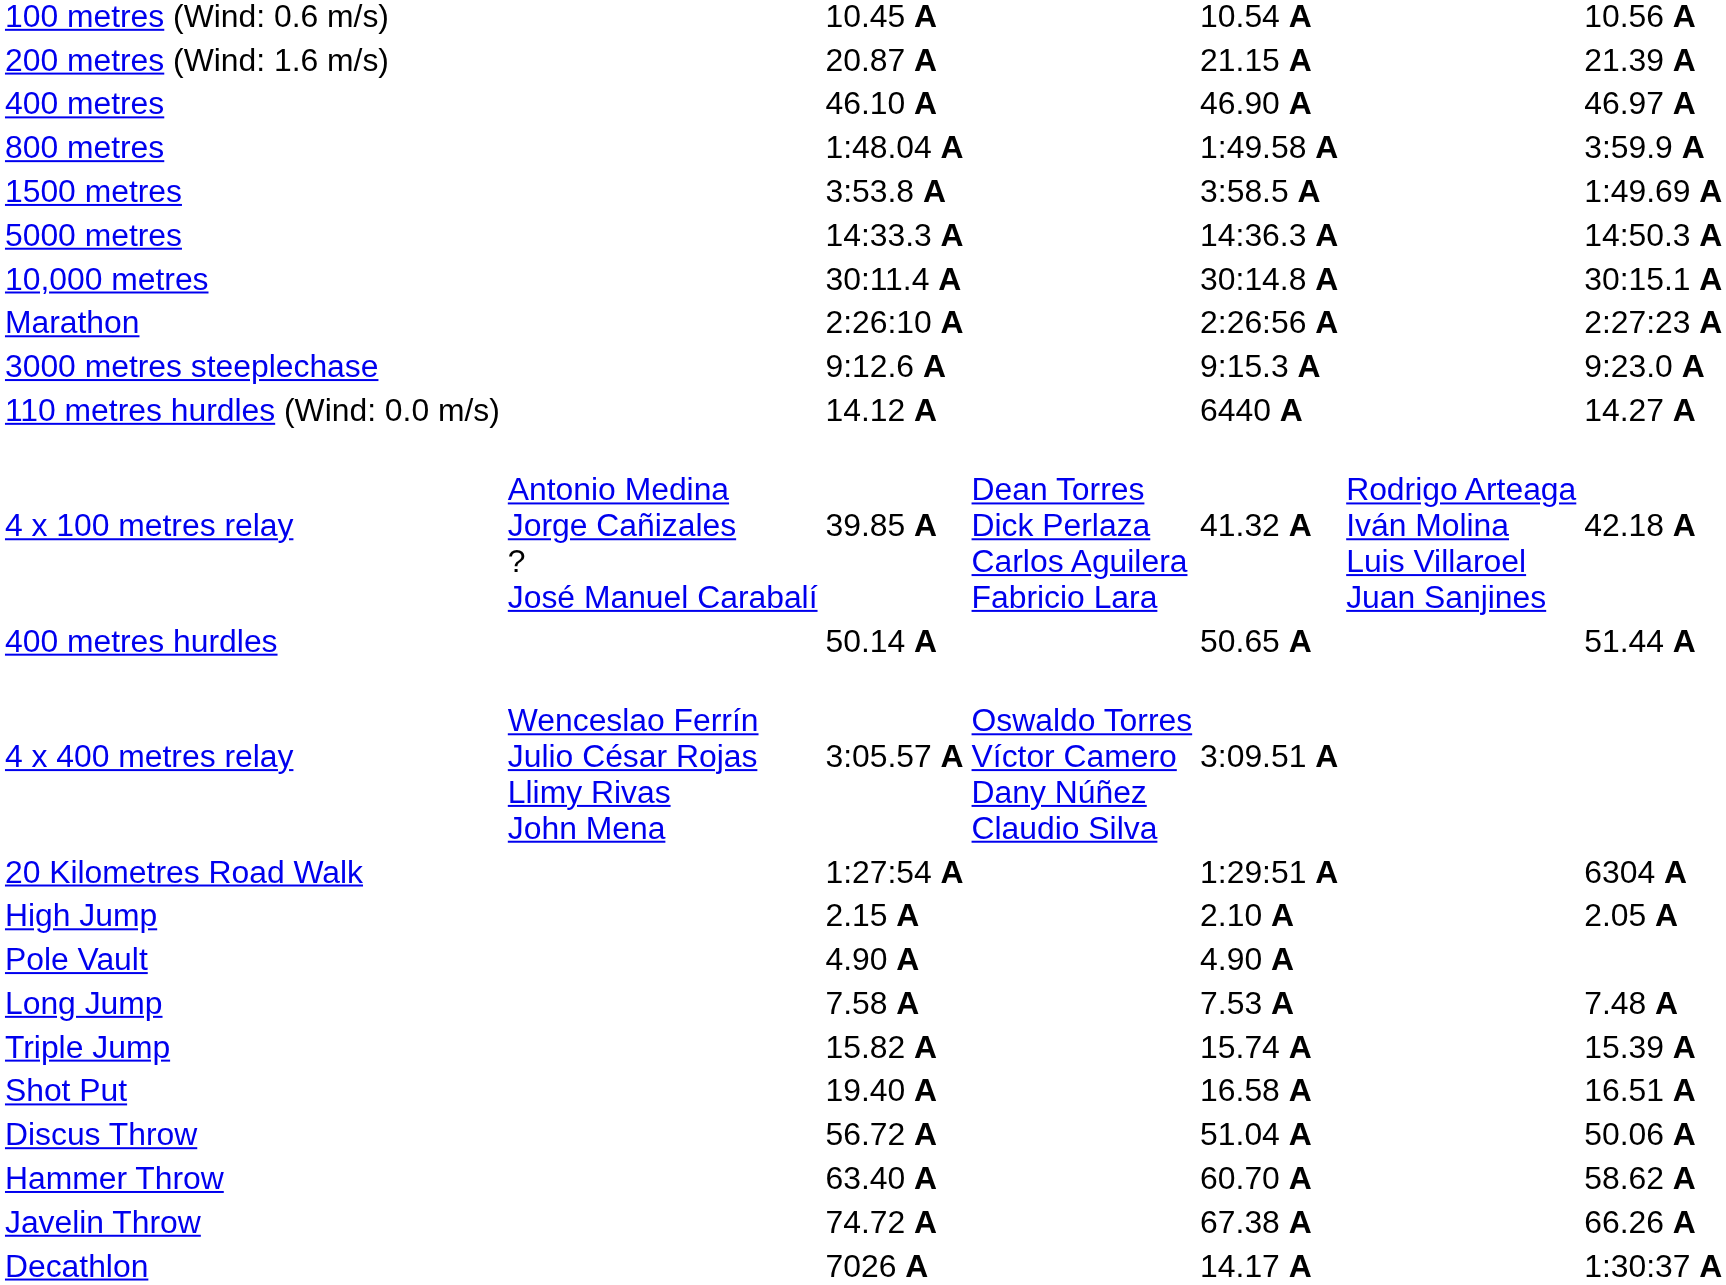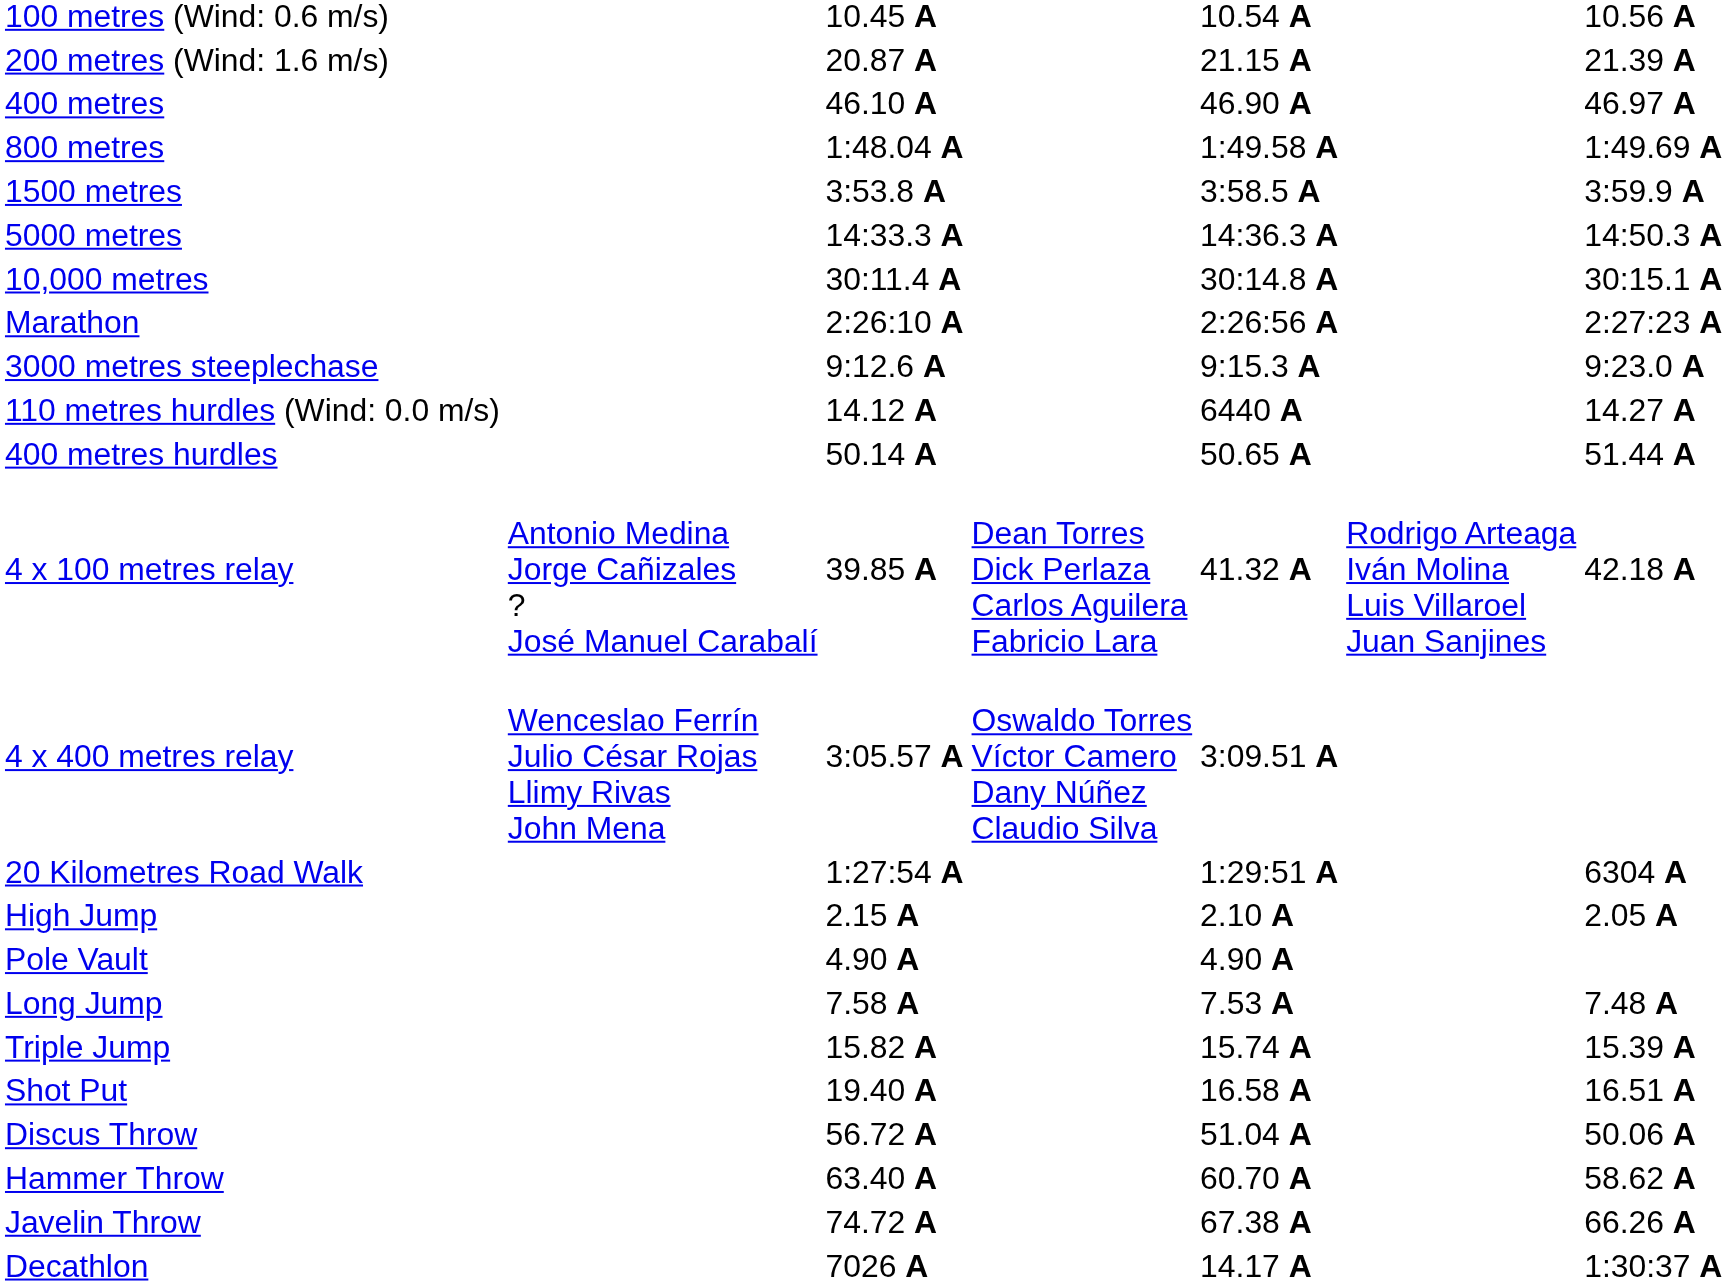(1644, 147) 3:59.9 A -> (1653, 147) 1:49.69 A
(1653, 191) 1:49.69 A -> (1644, 191) 3:59.9 A
rows swapped: (141, 641) <-> (149, 525)
